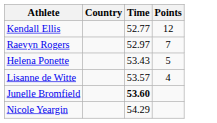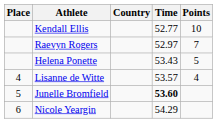+ column: (18, 12)
(168, 28) 12 -> (196, 28) 10
